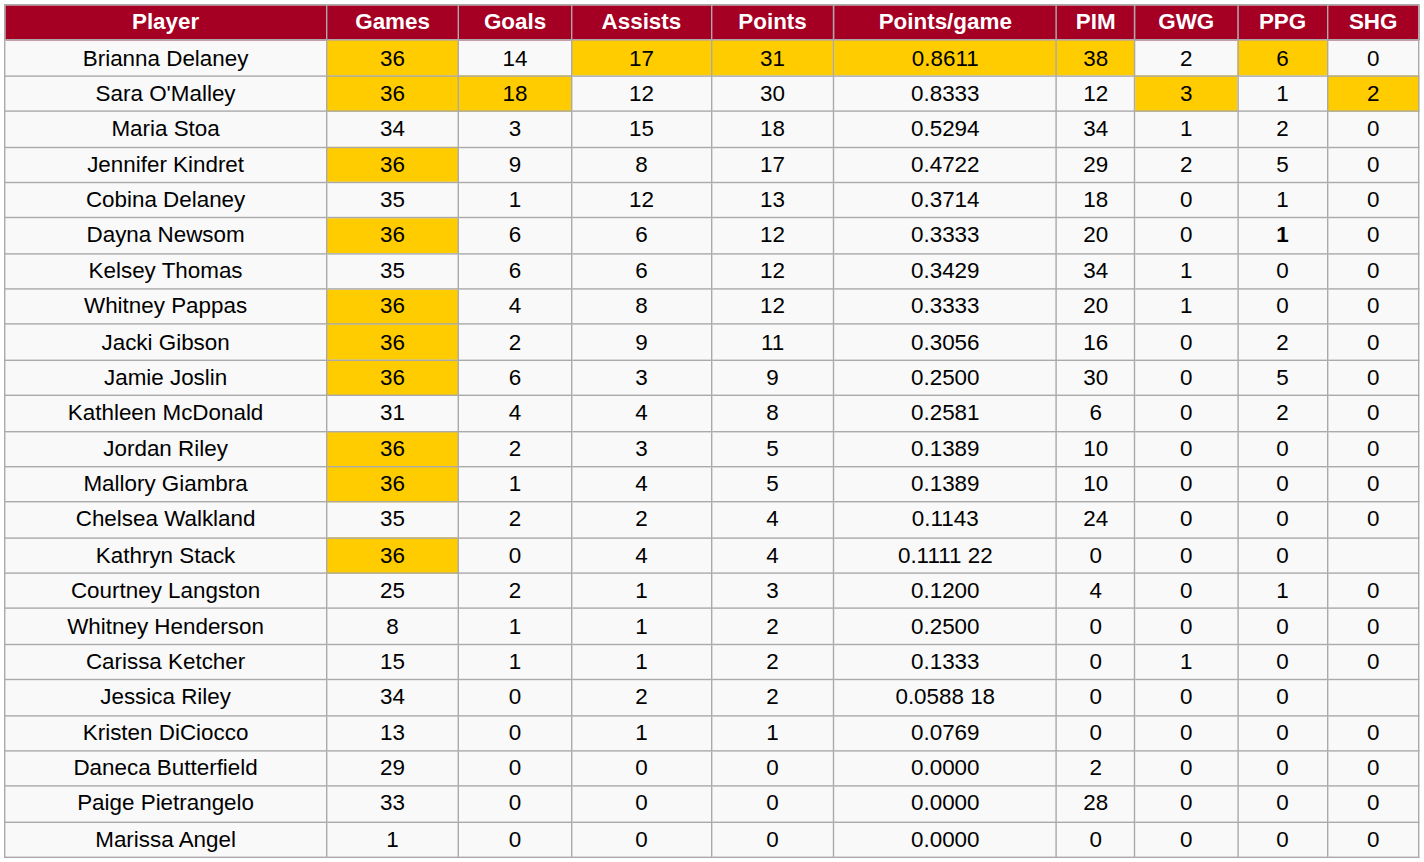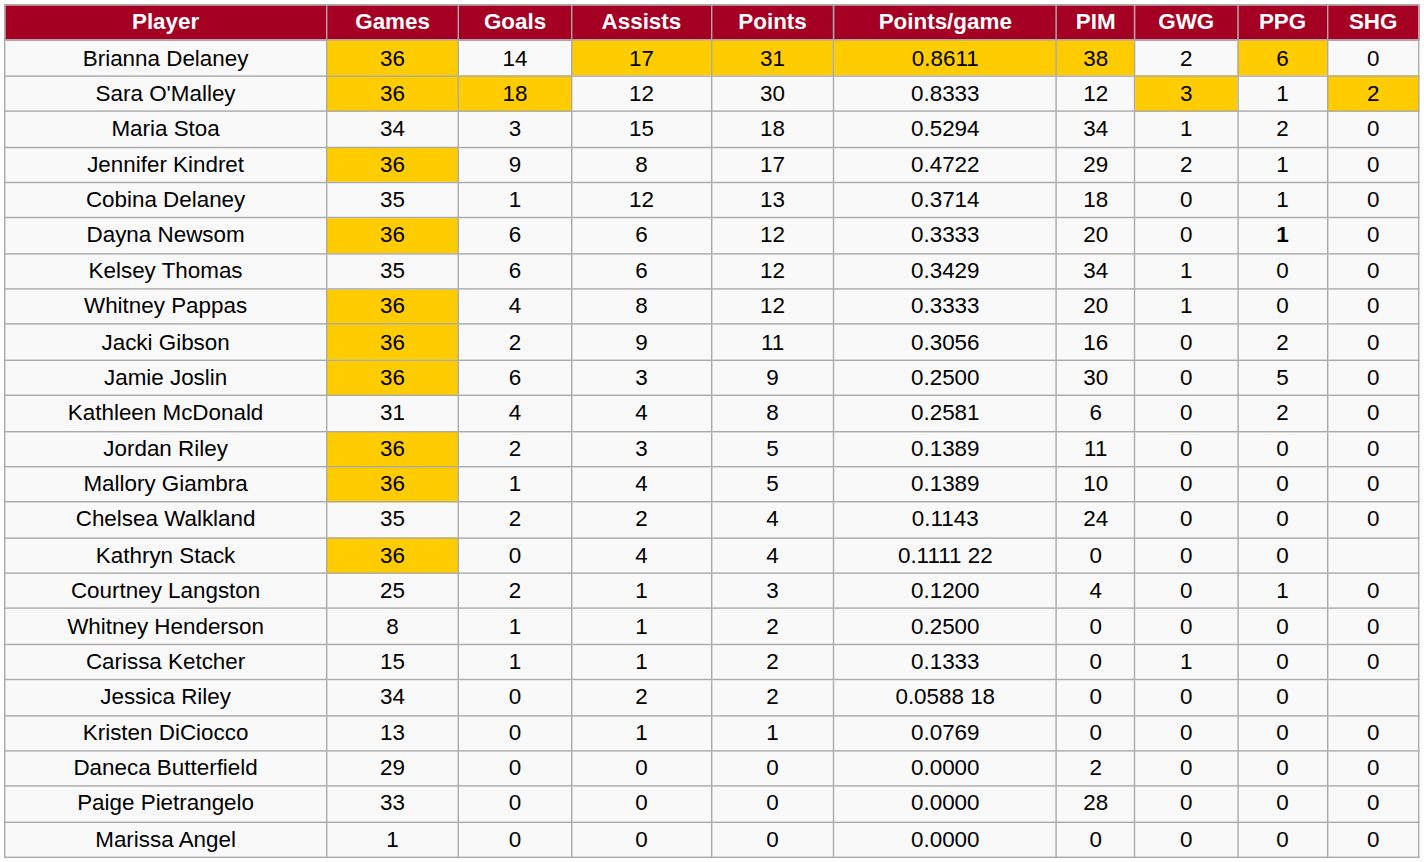(1283, 164) 5 -> (1283, 164) 1
(1096, 448) 10 -> (1096, 448) 11
